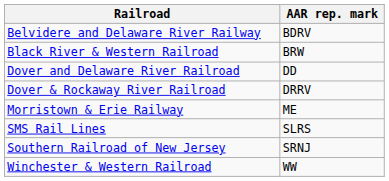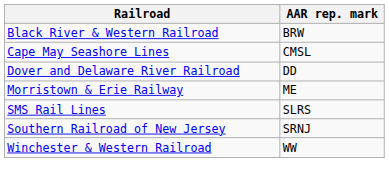- row: (134, 33)
+ row: (88, 52)
- row: (116, 90)
